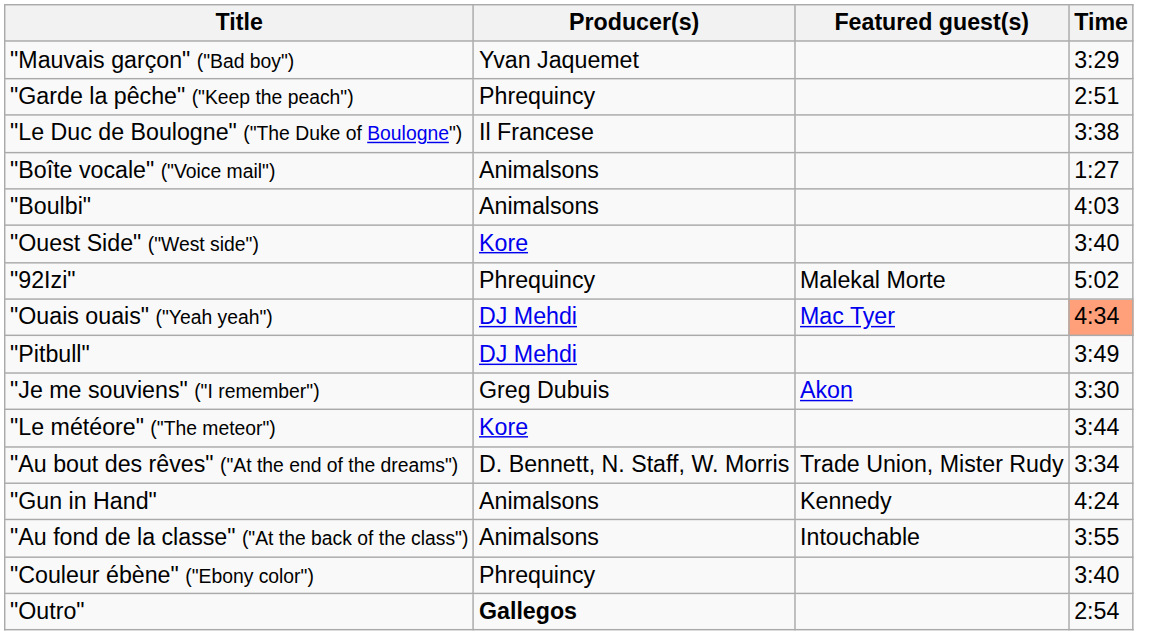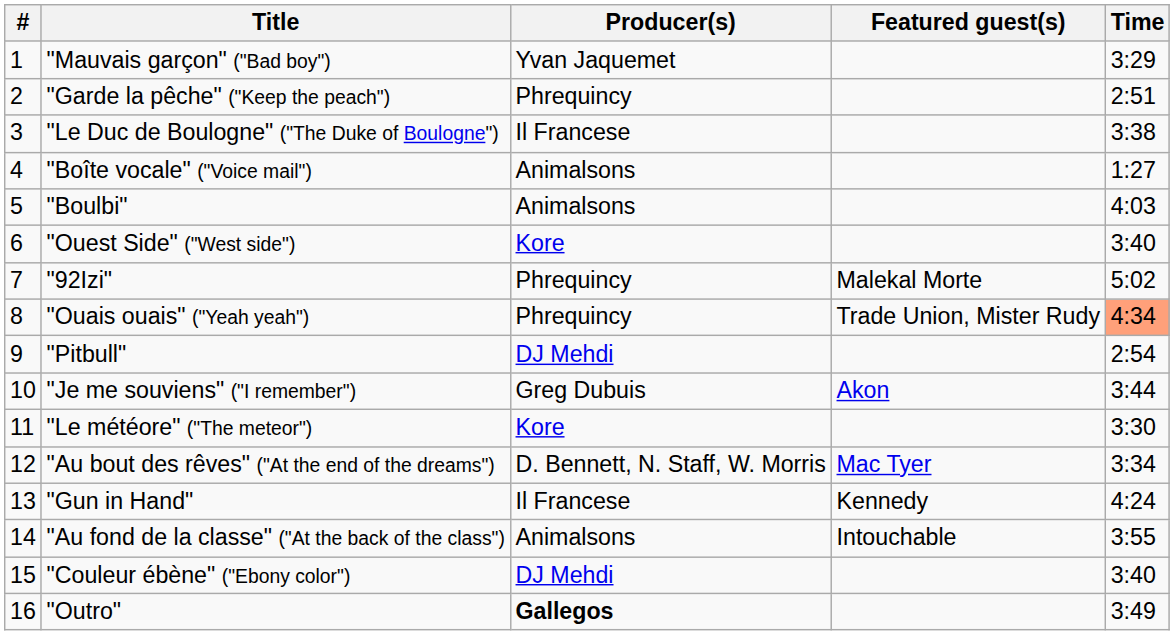+ column: (23, 22)
(528, 317) DJ Mehdi -> (574, 317) Phrequincy
(848, 317) Mac Tyer -> (968, 317) Trade Union, Mister Rudy
(1097, 354) 3:49 -> (1133, 354) 2:54
(1097, 390) 3:30 -> (1133, 390) 3:44
(1097, 427) 3:44 -> (1133, 427) 3:30
(932, 464) Trade Union, Mister Rudy -> (884, 464) Mac Tyer
(539, 501) Animalsons -> (573, 501) Il Francese
(537, 574) Phrequincy -> (565, 574) DJ Mehdi
(1097, 611) 2:54 -> (1133, 611) 3:49
